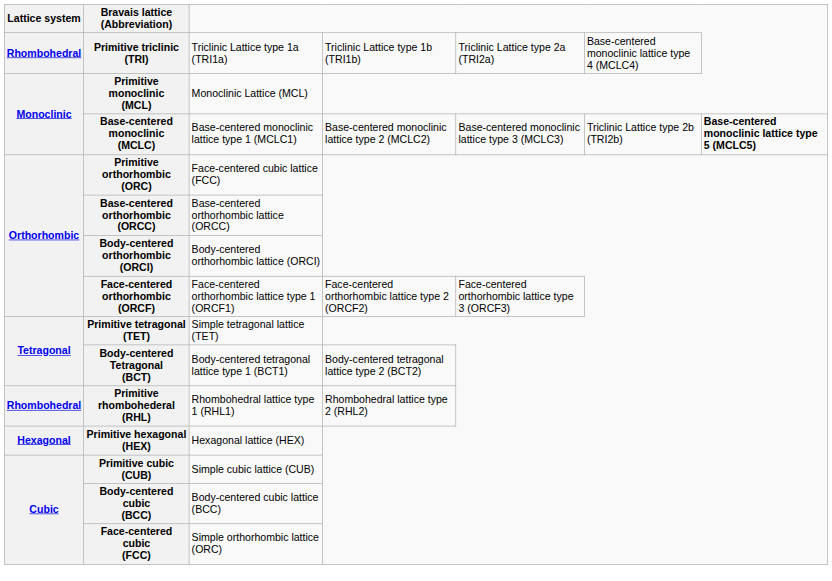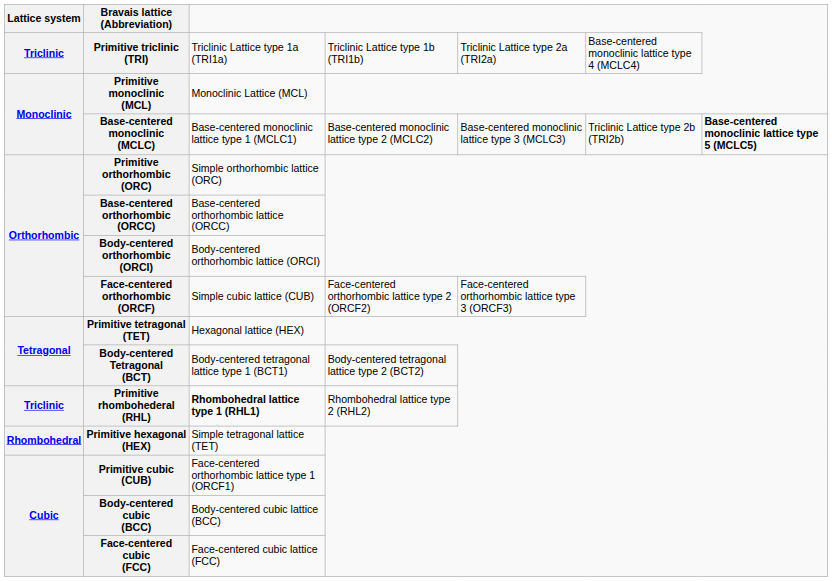(44, 53) Rhombohedral -> (44, 53) Triclinic
(255, 174) Face-centered cubic lattice (FCC) -> (255, 174) Simple orthorhombic lattice (ORC)
(254, 296) Face-centered orthorhombic lattice type 1 (ORCF1) -> (253, 296) Simple cubic lattice (CUB)
(248, 330) Simple tetragonal lattice (TET) -> (248, 330) Hexagonal lattice (HEX)
(44, 406) Rhombohedral -> (44, 406) Triclinic
(253, 406) normal -> (245, 406) bold
(44, 440) Hexagonal -> (44, 440) Rhombohedral
(248, 440) Hexagonal lattice (HEX) -> (248, 440) Simple tetragonal lattice (TET)
(253, 469) Simple cubic lattice (CUB) -> (253, 475) Face-centered orthorhombic lattice type 1 (ORCF1)
(255, 544) Simple orthorhombic lattice (ORC) -> (254, 556) Face-centered cubic lattice (FCC)
